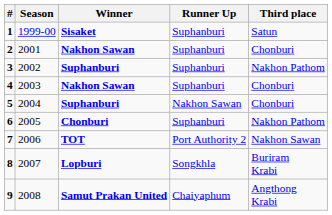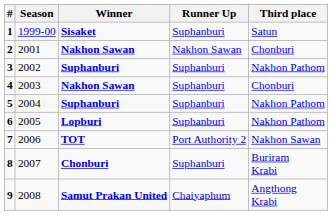(198, 49) Suphanburi -> (207, 49) Nakhon Sawan
(207, 103) Nakhon Sawan -> (198, 103) Suphanburi
(273, 103) Chonburi -> (288, 103) Nakhon Pathom
(85, 121) Chonburi -> (81, 121) Lopburi
(81, 164) Lopburi -> (85, 164) Chonburi
(194, 164) Songkhla -> (198, 164) Suphanburi
